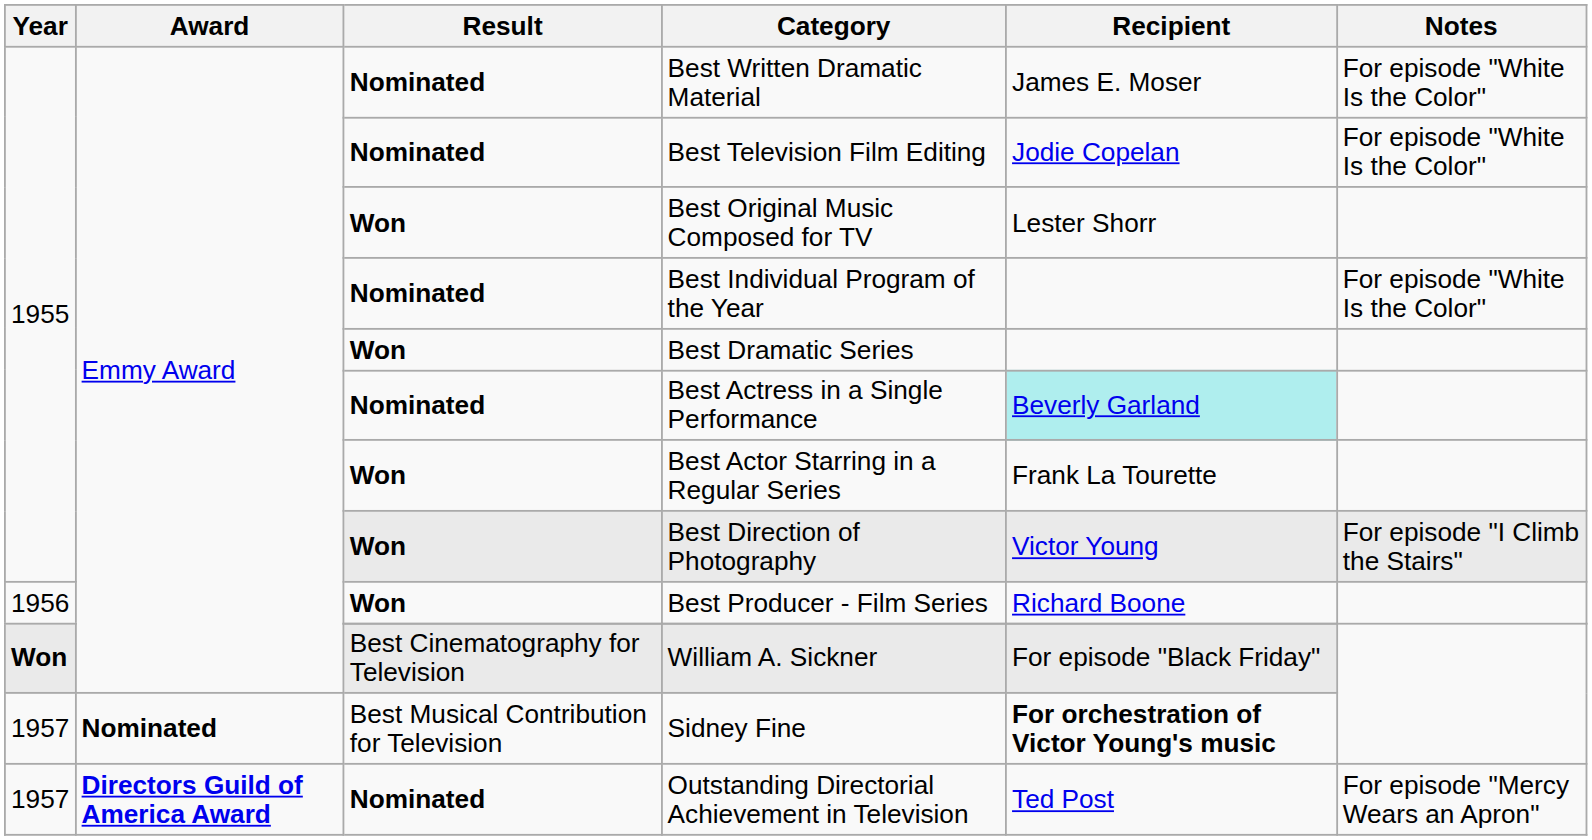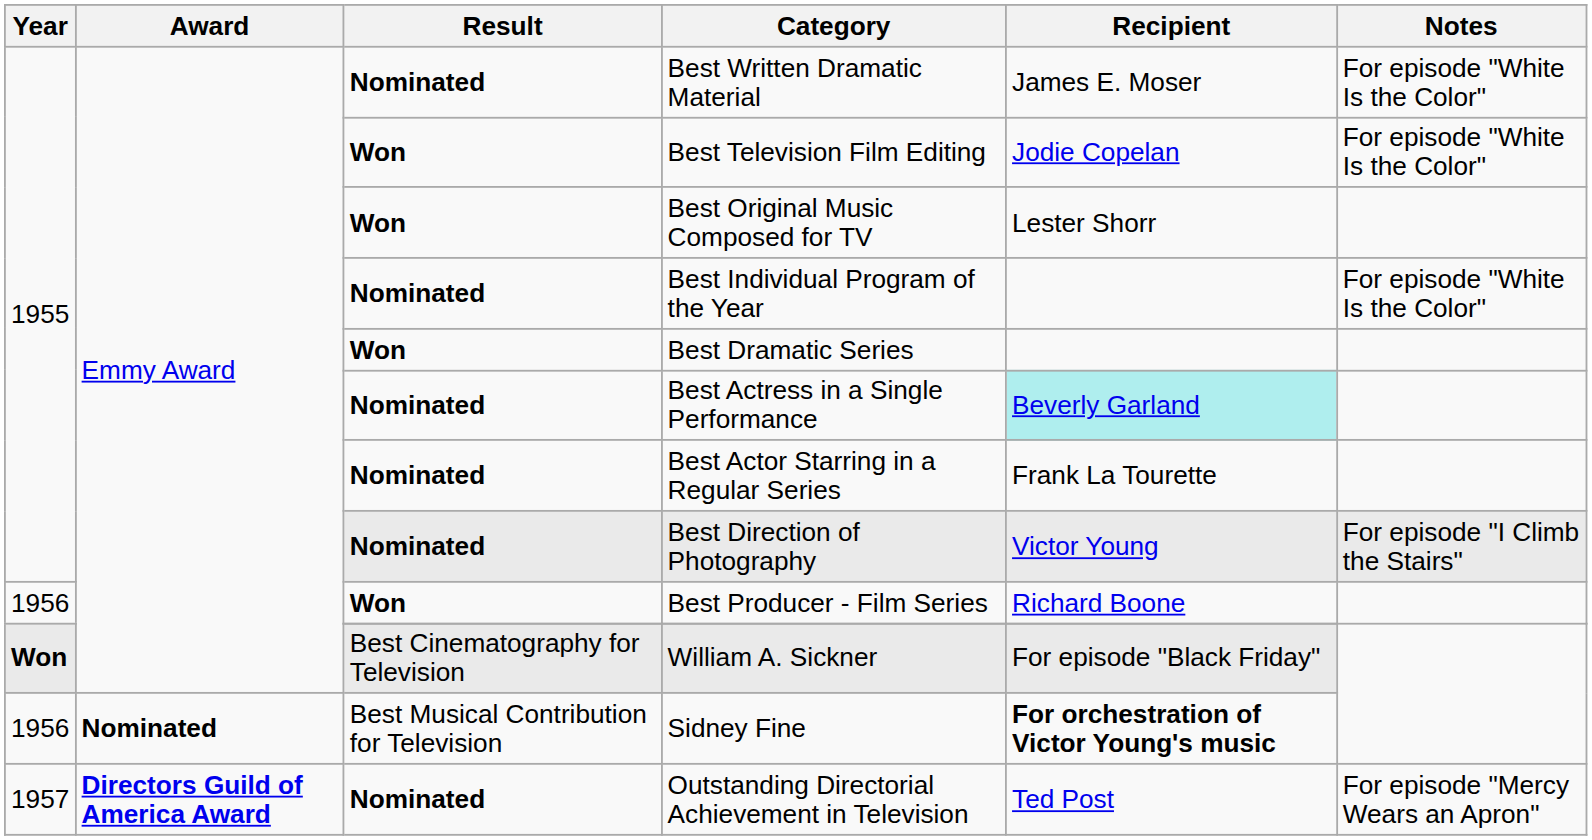(417, 152) Nominated -> (378, 152) Won
(378, 476) Won -> (417, 476) Nominated
(378, 547) Won -> (417, 547) Nominated
(40, 729) 1957 -> (40, 729) 1956
